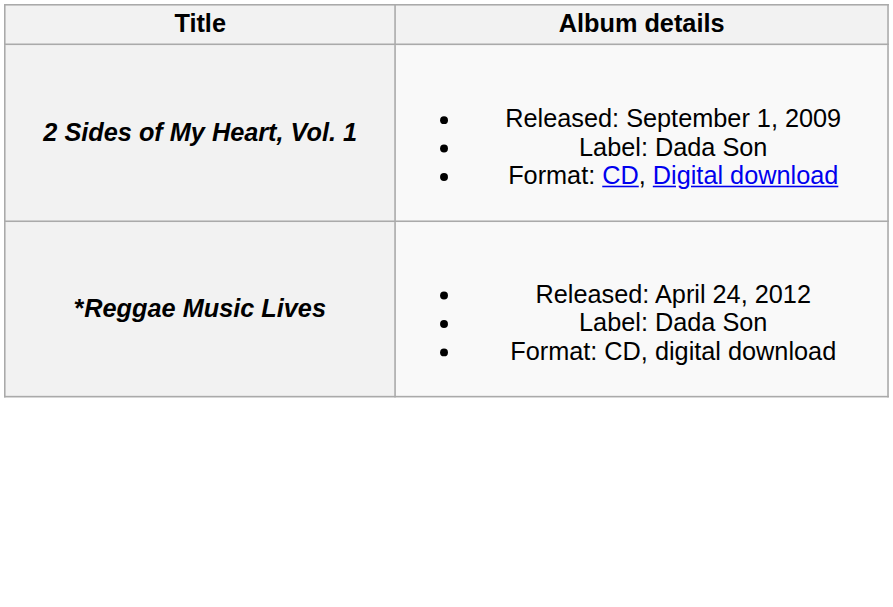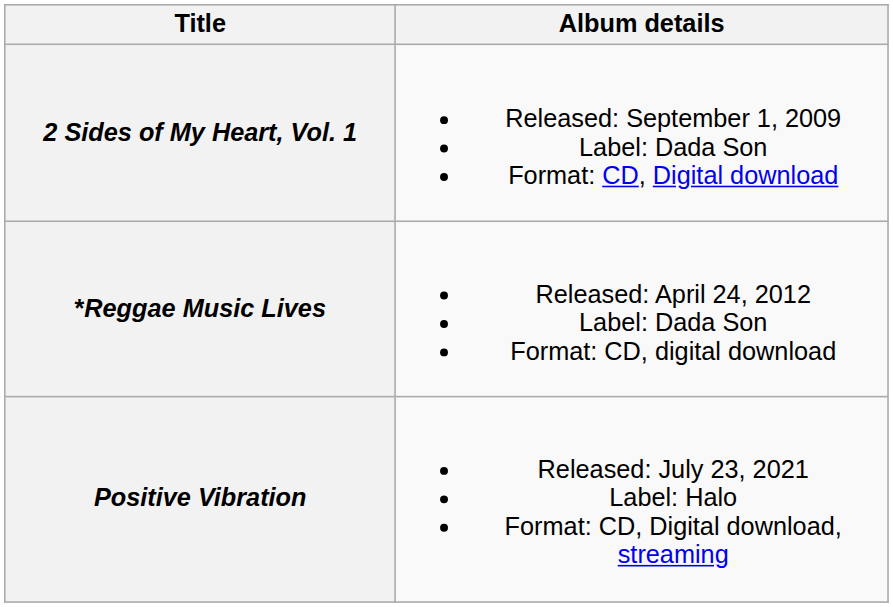+ row: (200, 498)
